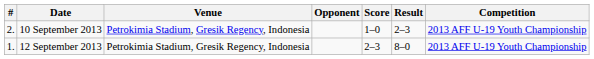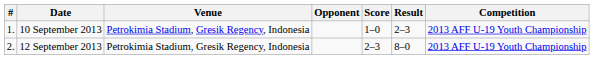(11, 29) 2. -> (11, 29) 1.
(11, 46) 1. -> (11, 46) 2.
